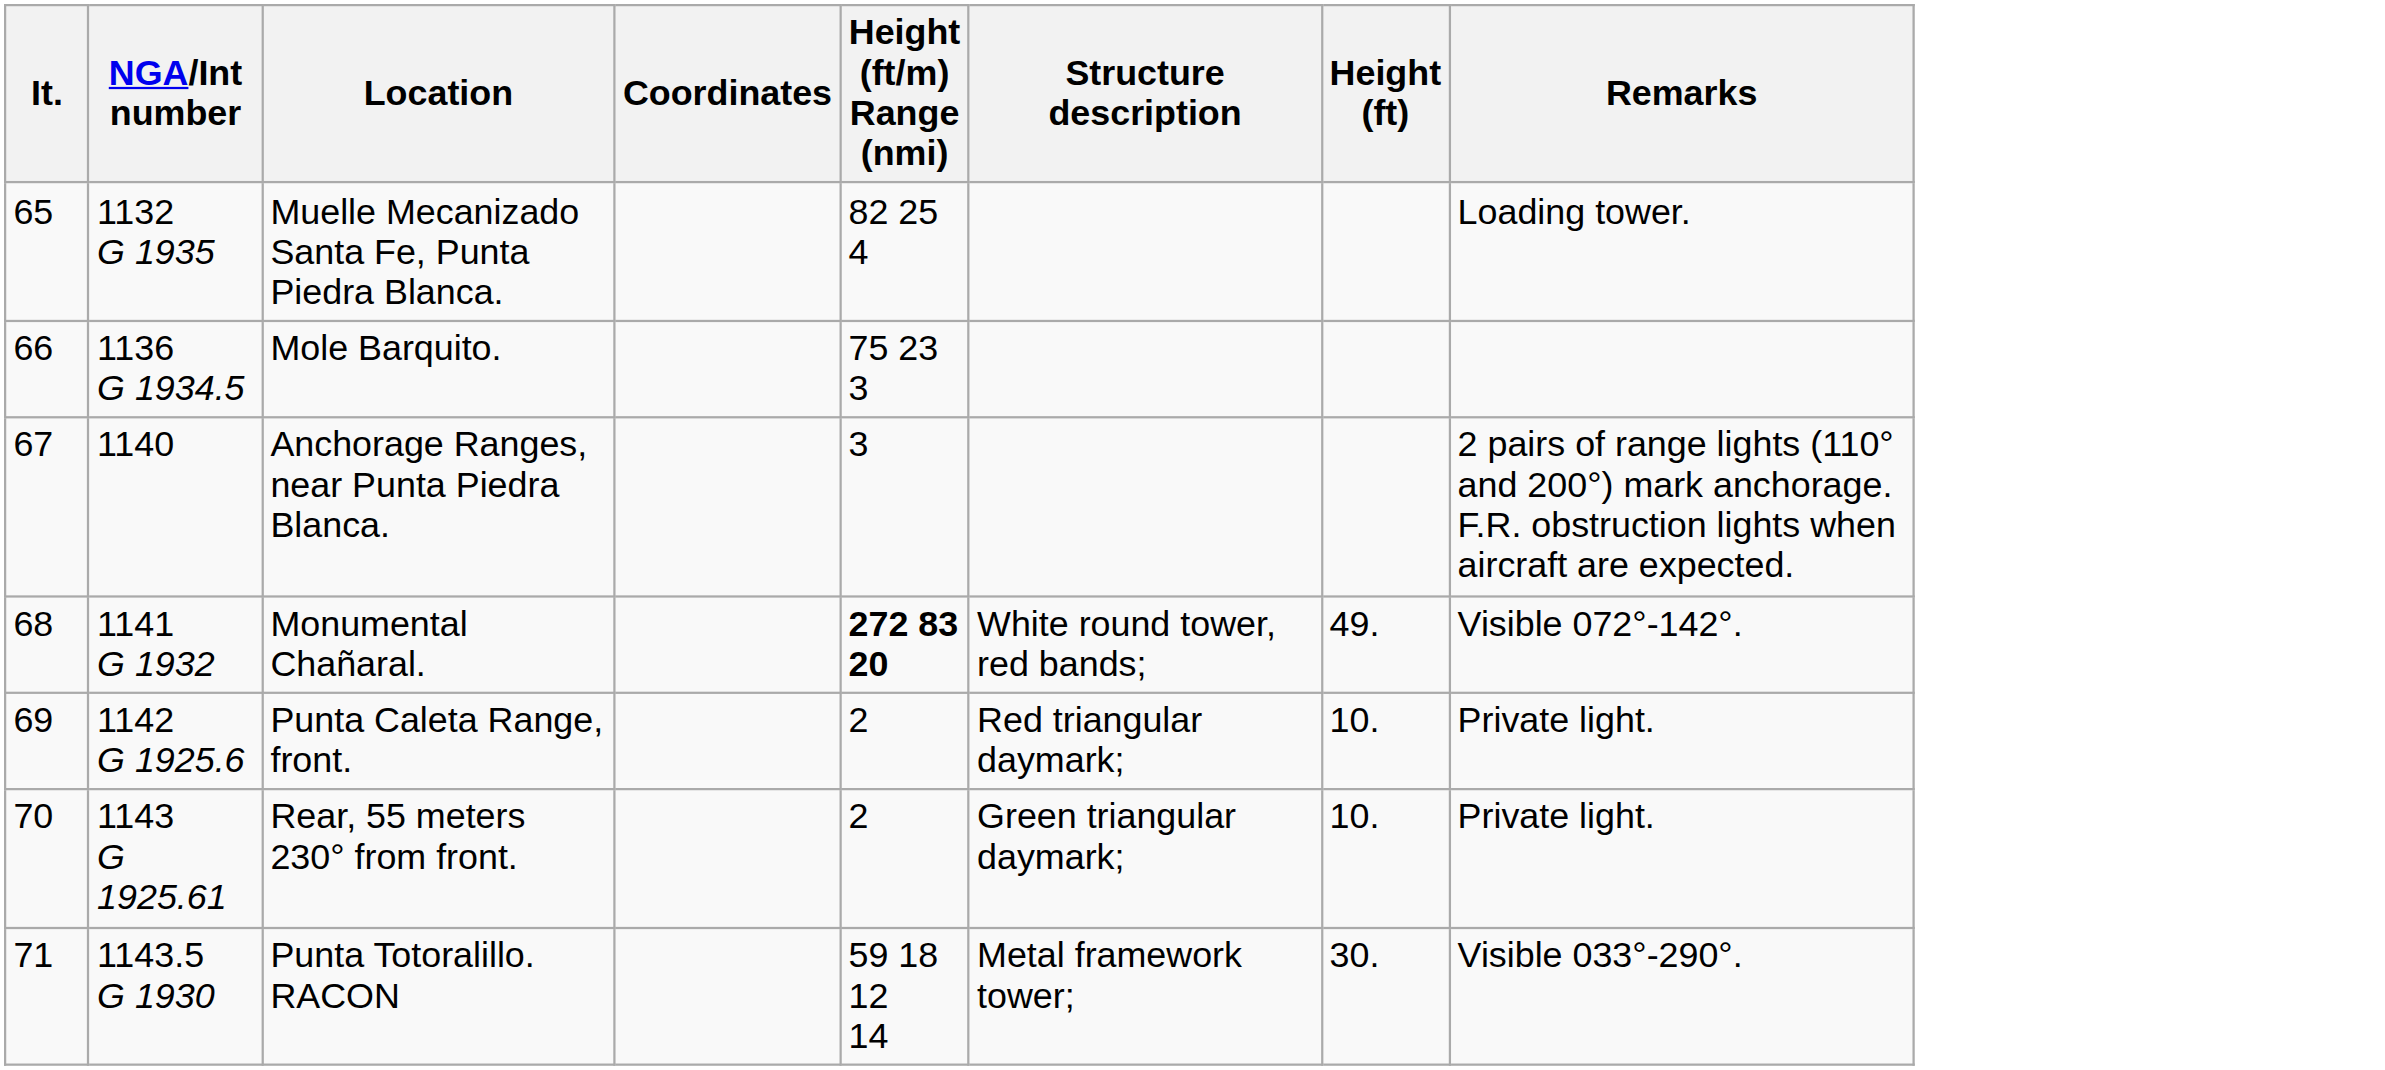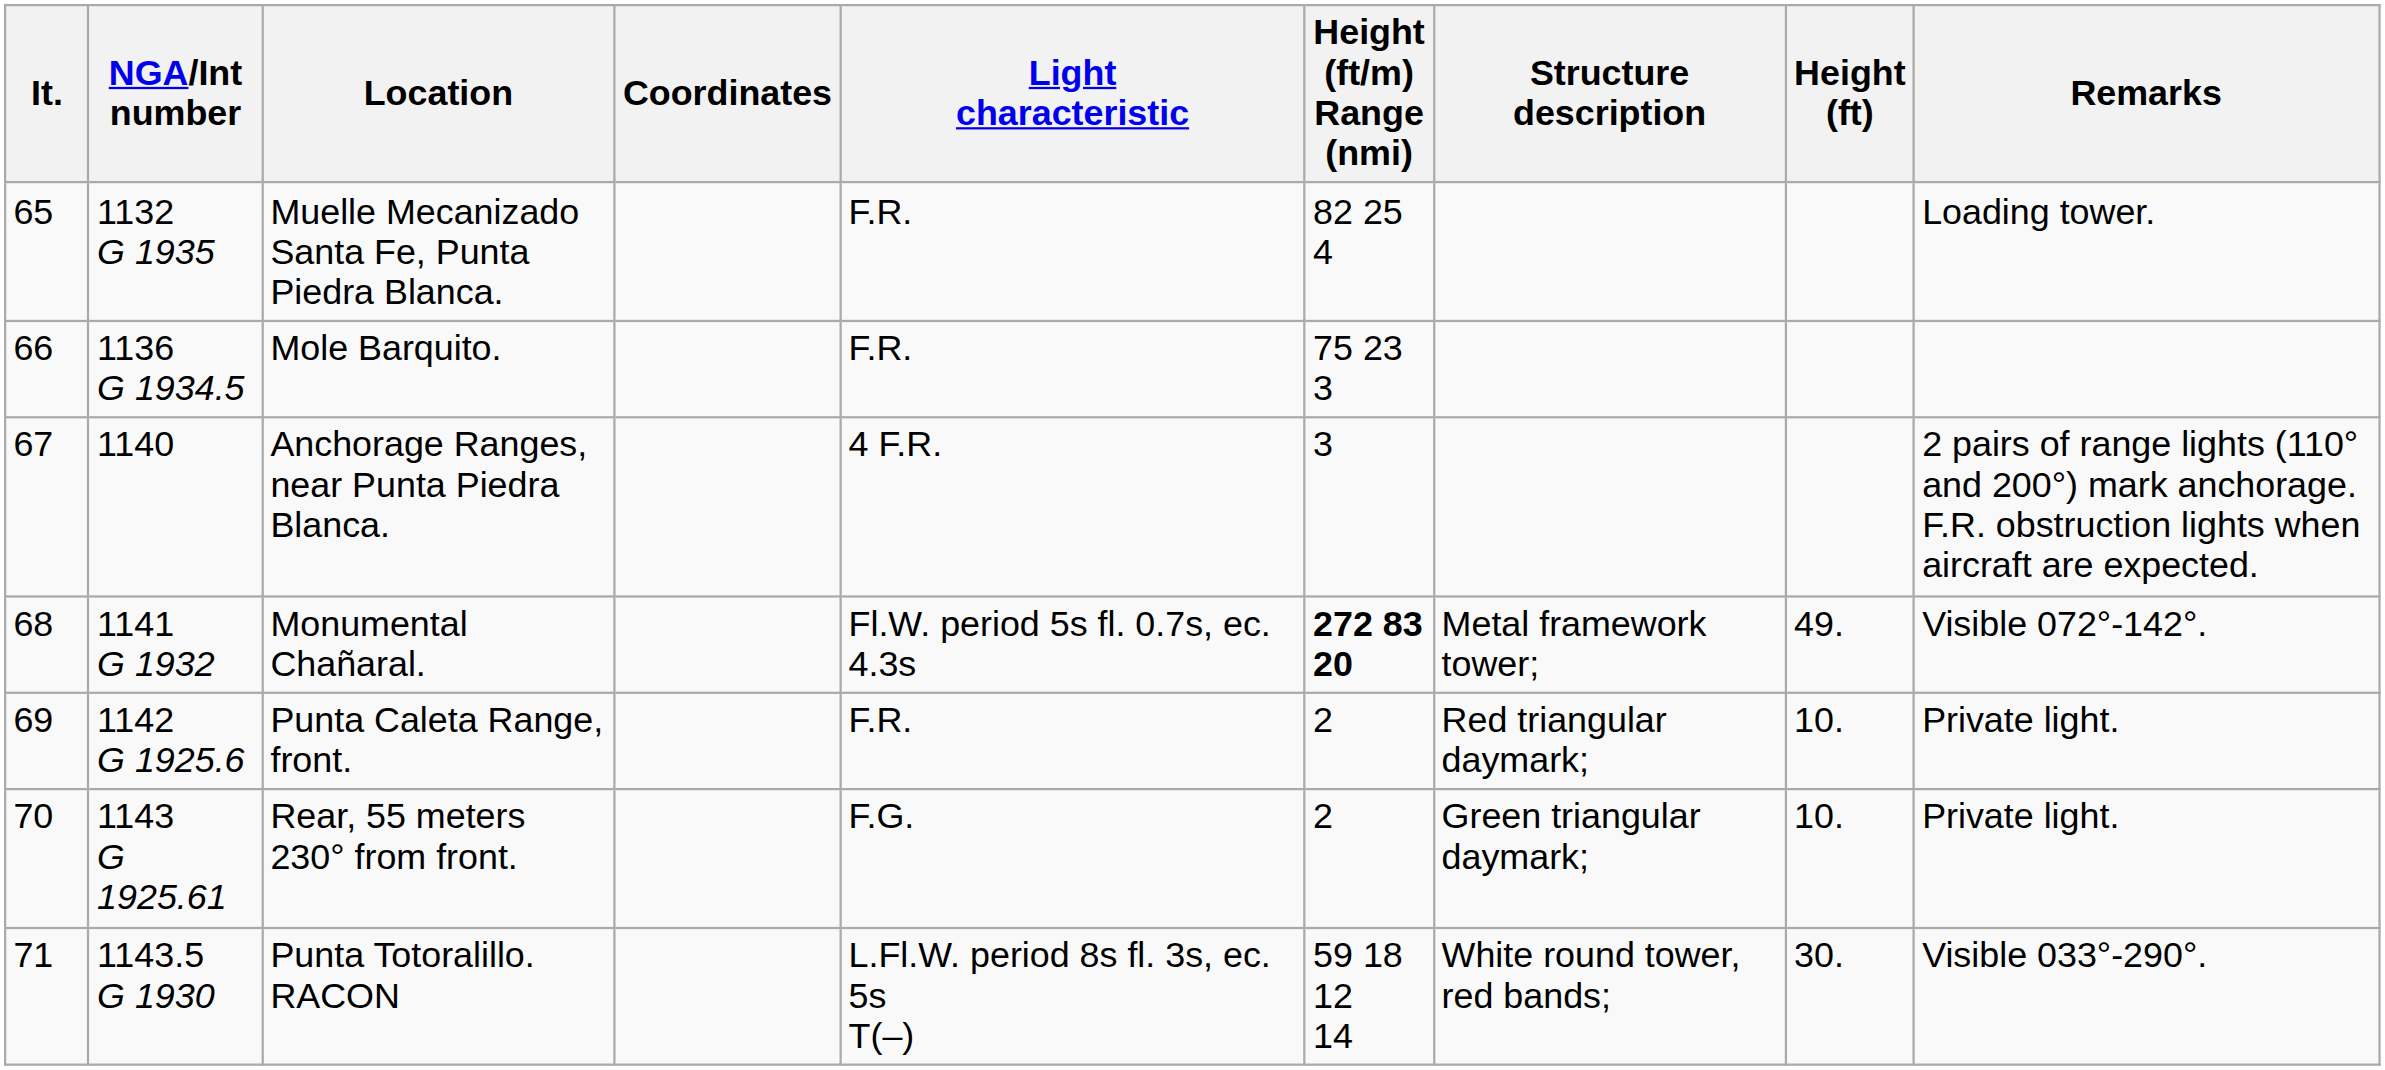+ column: (1073, 93)
(1126, 643) White round tower, red bands; -> (1574, 643) Metal framework tower;
(1110, 975) Metal framework tower; -> (1591, 975) White round tower, red bands;
